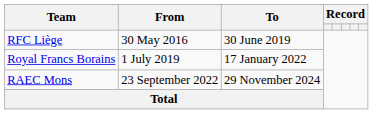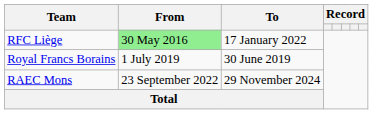(154, 39) no background -> (154, 39) lightgreen background
(257, 39) 30 June 2019 -> (265, 39) 17 January 2022
(265, 59) 17 January 2022 -> (257, 59) 30 June 2019
